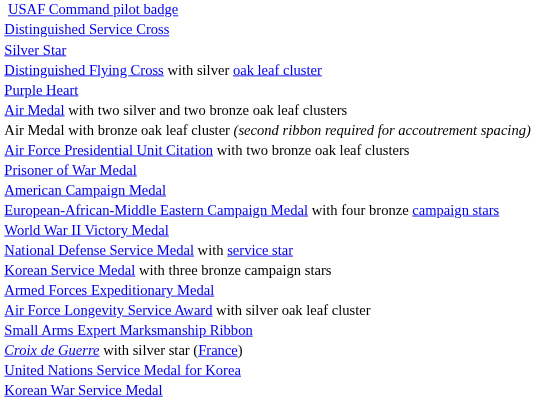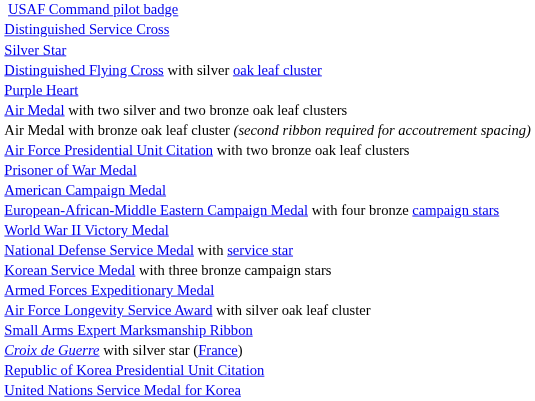+ row: (134, 370)
- row: (83, 390)
